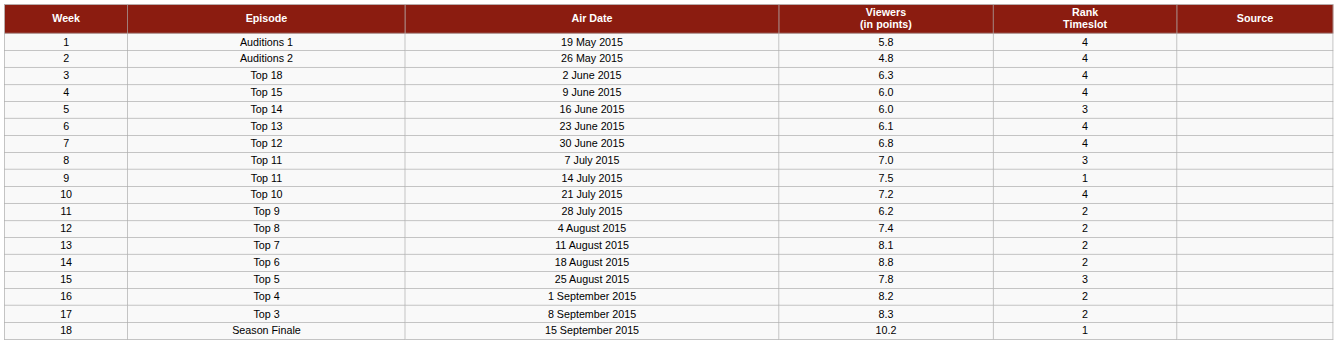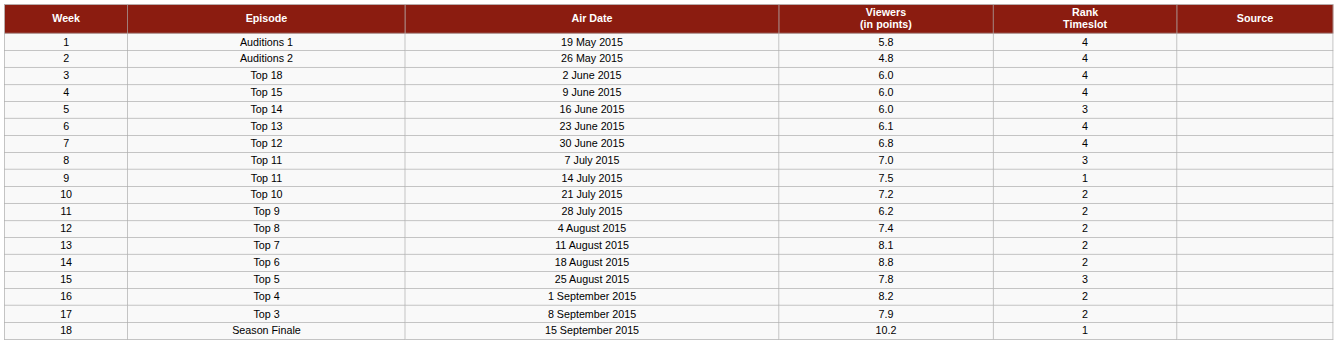(886, 76) 6.3 -> (886, 76) 6.0
(1085, 195) 4 -> (1085, 195) 2
(886, 314) 8.3 -> (886, 314) 7.9
